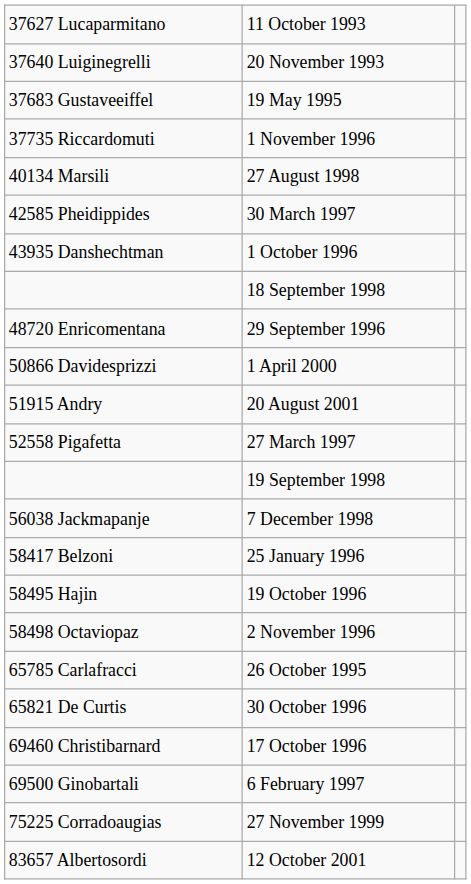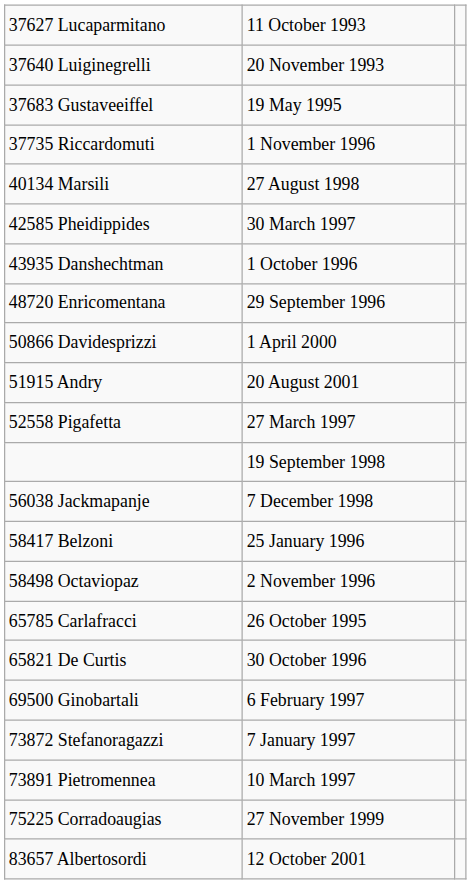- row: (316, 290)
- row: (307, 594)
- row: (307, 746)
+ row: (301, 739)
+ row: (301, 779)
